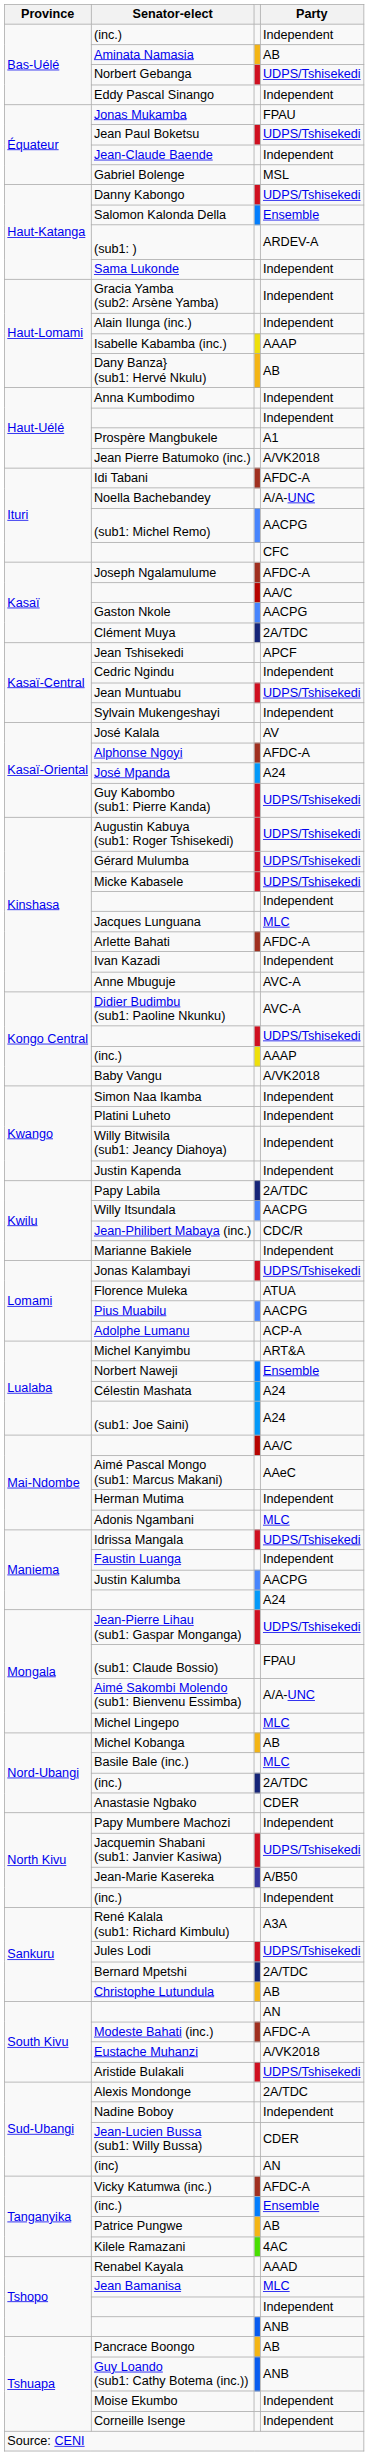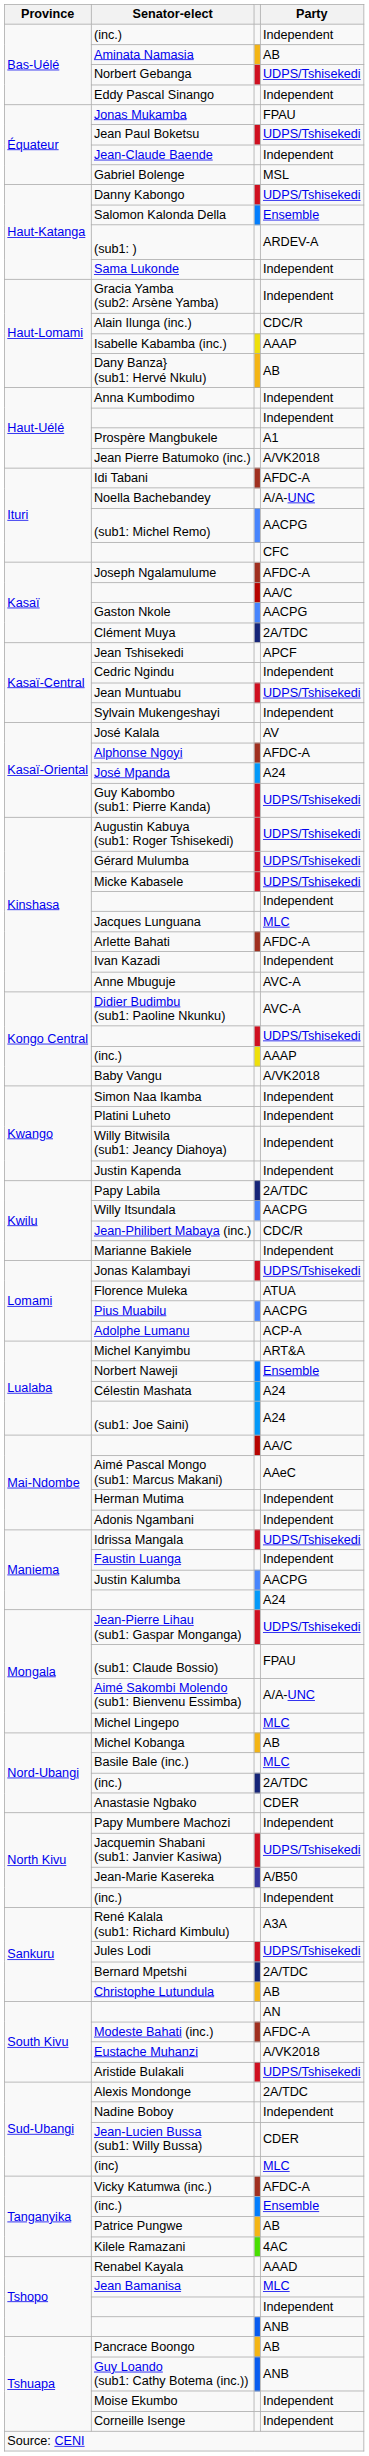(298, 323) Independent -> (283, 323) CDC/R
(276, 1519) MLC -> (298, 1519) Independent
(272, 2166) AN -> (276, 2166) MLC
